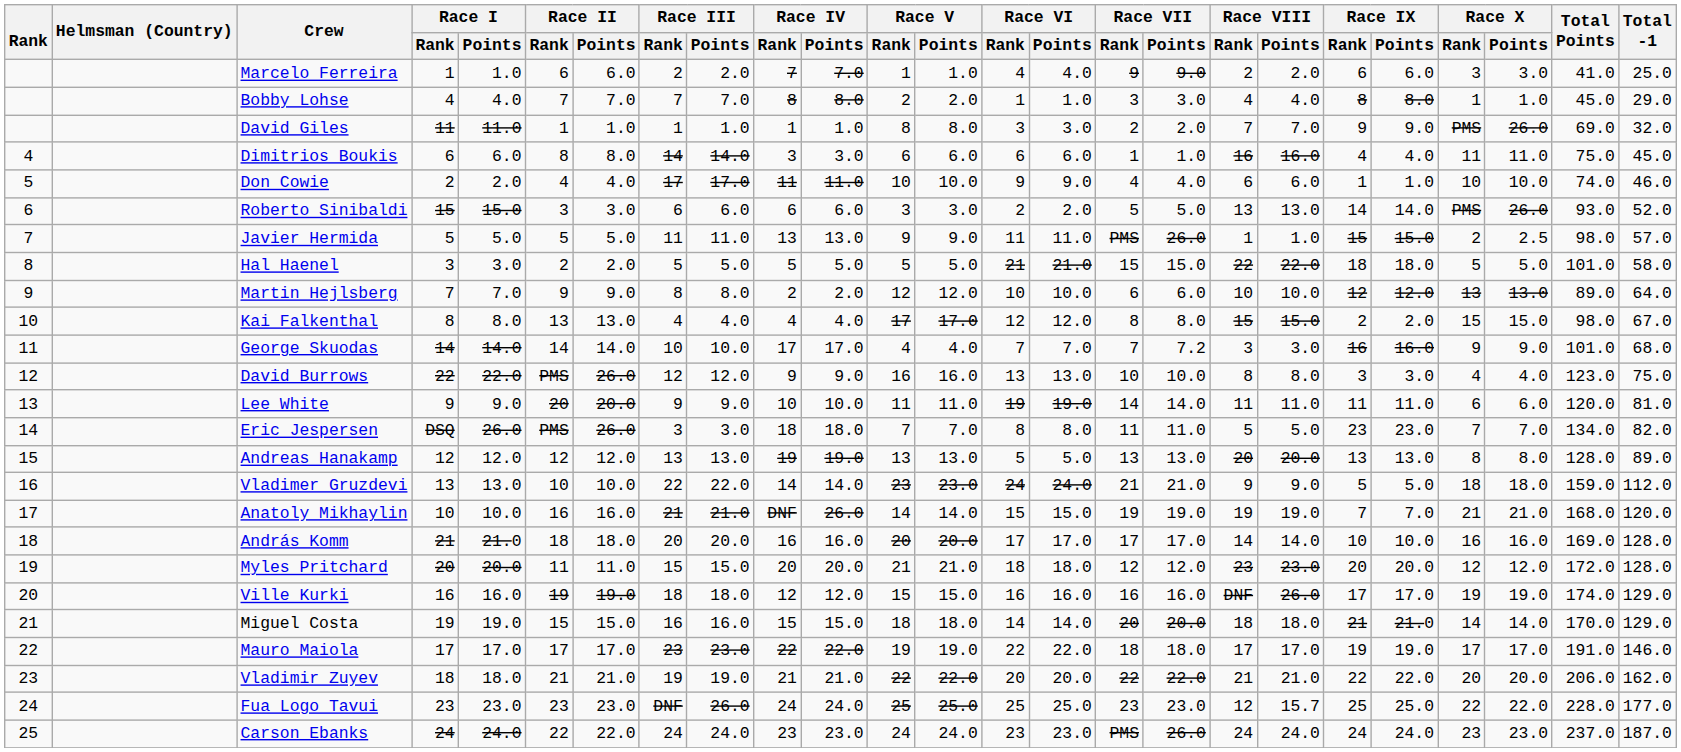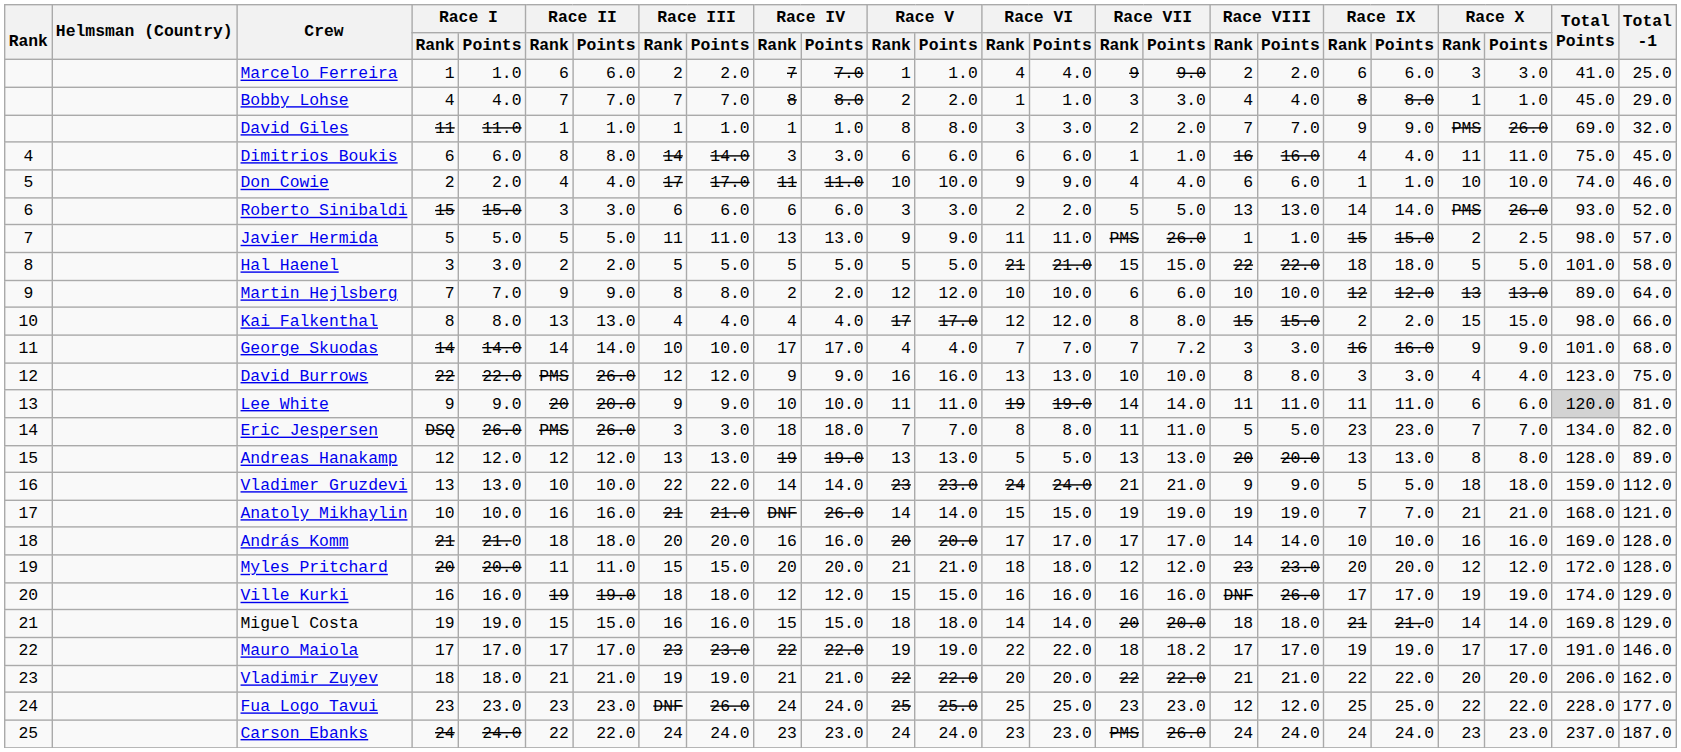(1652, 321) 67.0 -> (1652, 321) 66.0
(1590, 403) no background -> (1590, 403) lightgrey background
(1647, 513) 120.0 -> (1647, 513) 121.0
(1590, 624) 170.0 -> (1590, 624) 169.8
(1186, 651) 18.0 -> (1186, 651) 18.2
(1300, 706) 15.7 -> (1300, 706) 12.0
